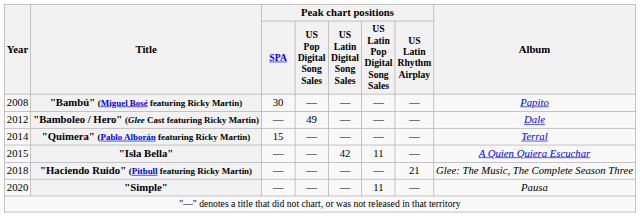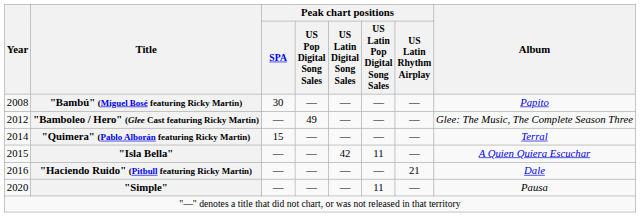(534, 119) Dale -> (534, 119) Glee: The Music, The Complete Season Three
(18, 170) 2018 -> (18, 170) 2016
(534, 170) Glee: The Music, The Complete Season Three -> (534, 170) Dale
